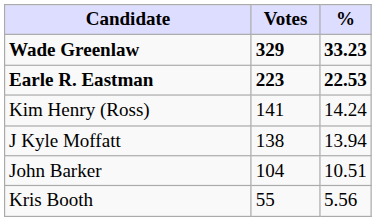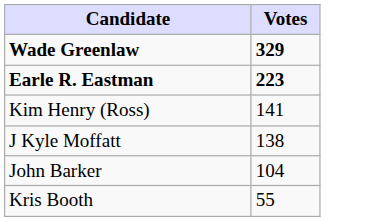- column: (345, 19)
